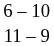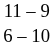rows swapped: (27, 36) <-> (27, 10)
